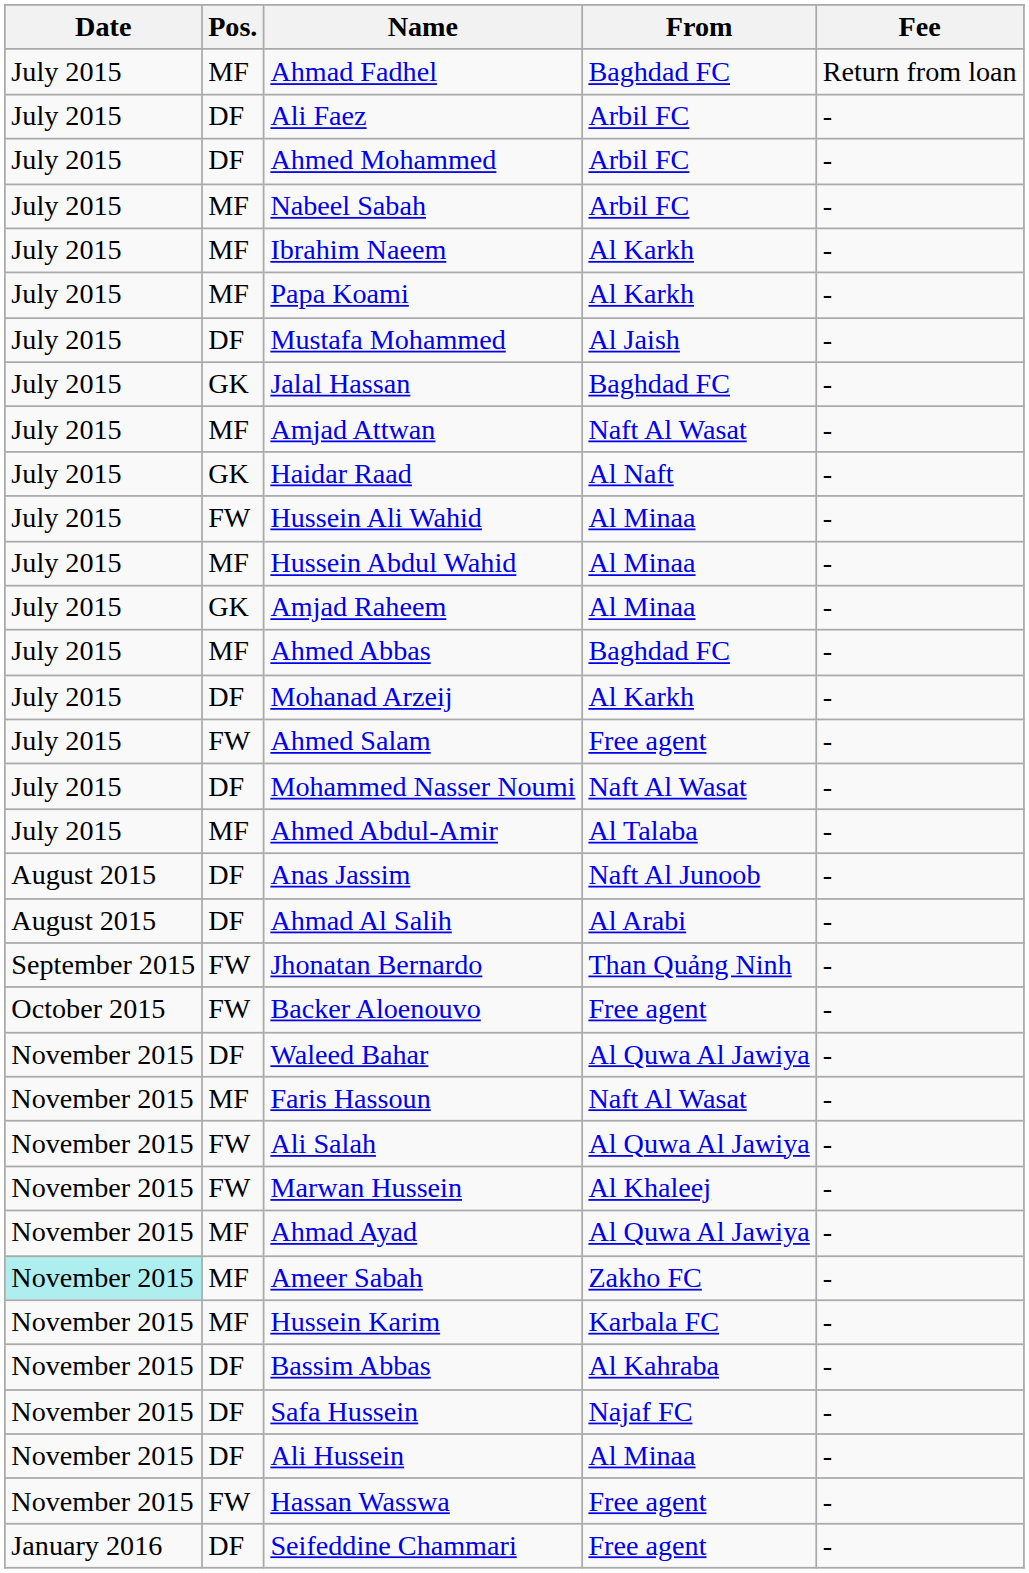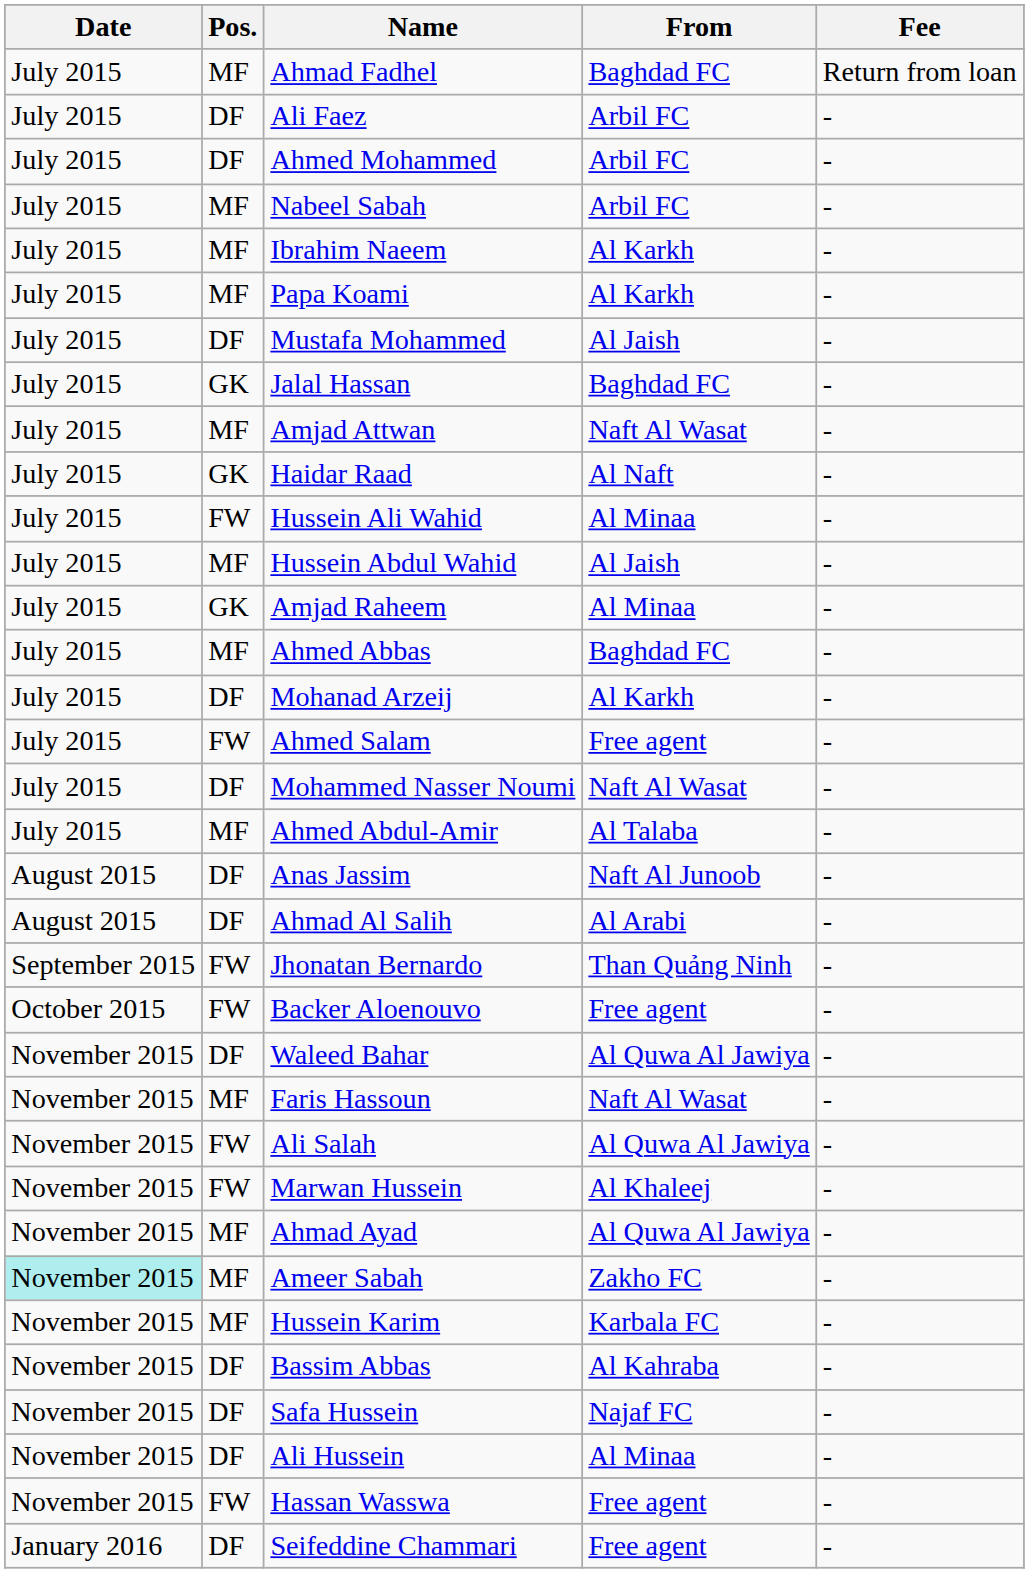(642, 562) Al Minaa -> (634, 562) Al Jaish
